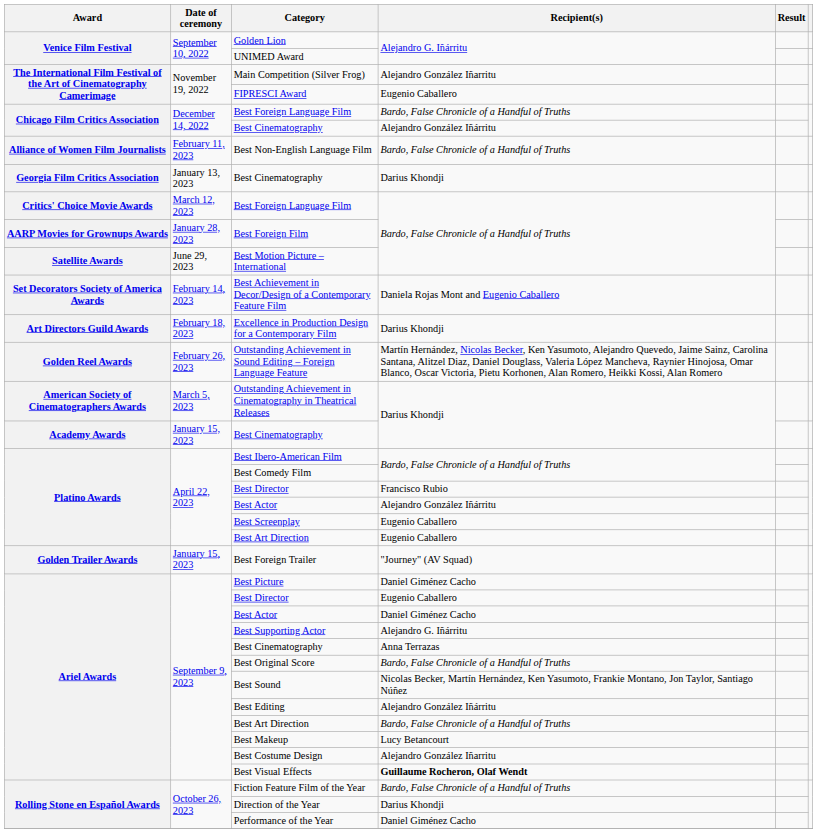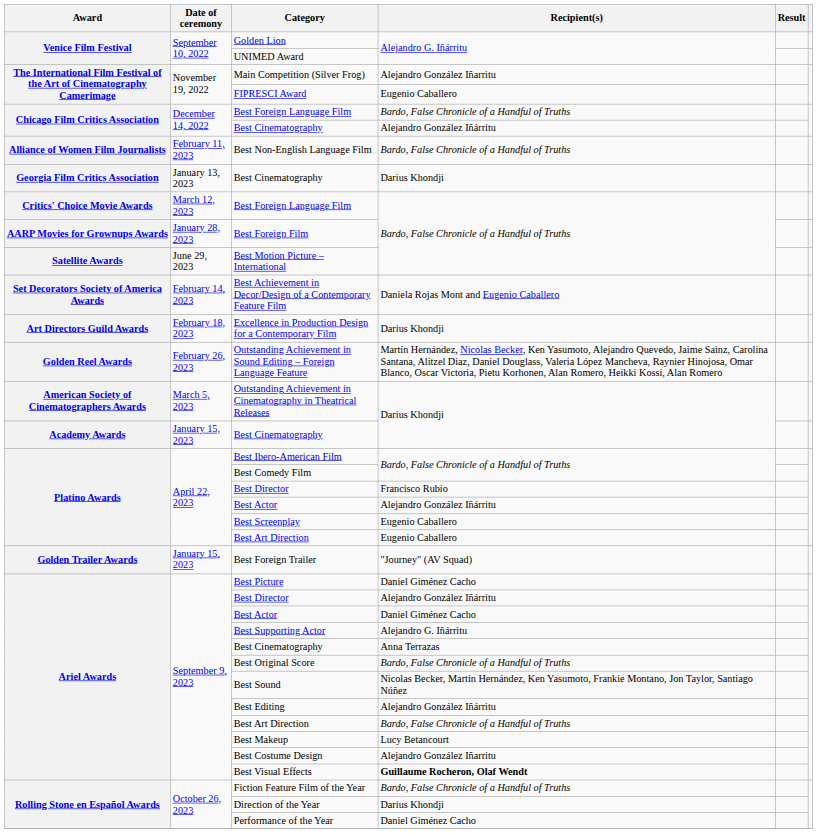(419, 598) Eugenio Caballero -> (438, 598) Alejandro González Iñárritu
